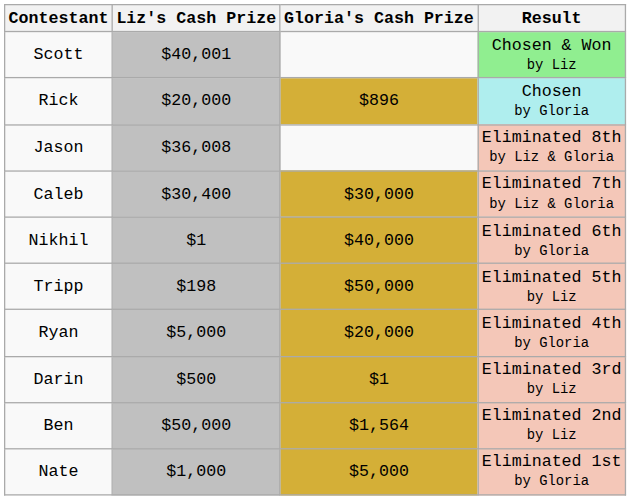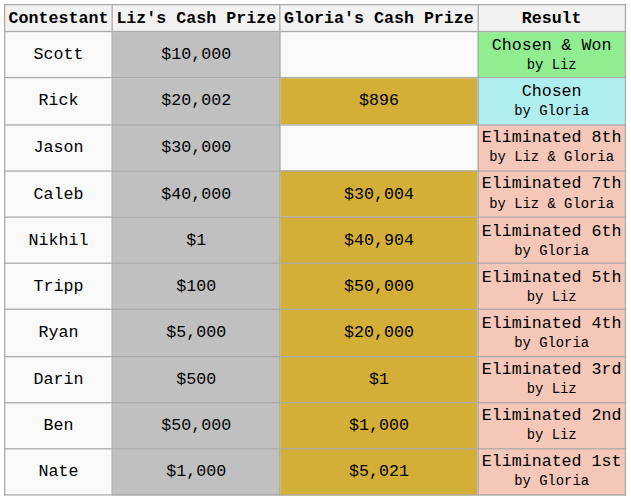(196, 55) $40,001 -> (196, 55) $10,000
(196, 101) $20,000 -> (196, 101) $20,002
(196, 148) $36,008 -> (196, 148) $30,000
(196, 194) $30,400 -> (196, 194) $40,000
(379, 194) $30,000 -> (379, 194) $30,004
(379, 240) $40,000 -> (379, 240) $40,904
(196, 287) $198 -> (196, 287) $100
(379, 425) $1,564 -> (379, 425) $1,000
(379, 472) $5,000 -> (379, 472) $5,021
